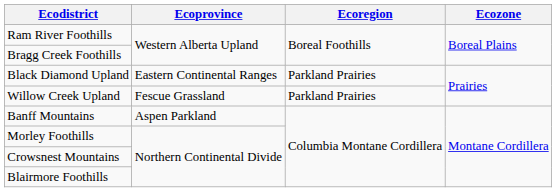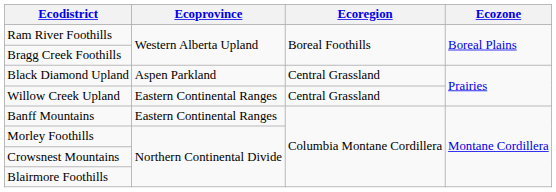(206, 75) Eastern Continental Ranges -> (176, 75) Aspen Parkland
(332, 75) Parkland Prairies -> (334, 75) Central Grassland
(180, 95) Fescue Grassland -> (206, 95) Eastern Continental Ranges
(332, 95) Parkland Prairies -> (334, 95) Central Grassland
(176, 116) Aspen Parkland -> (206, 116) Eastern Continental Ranges
